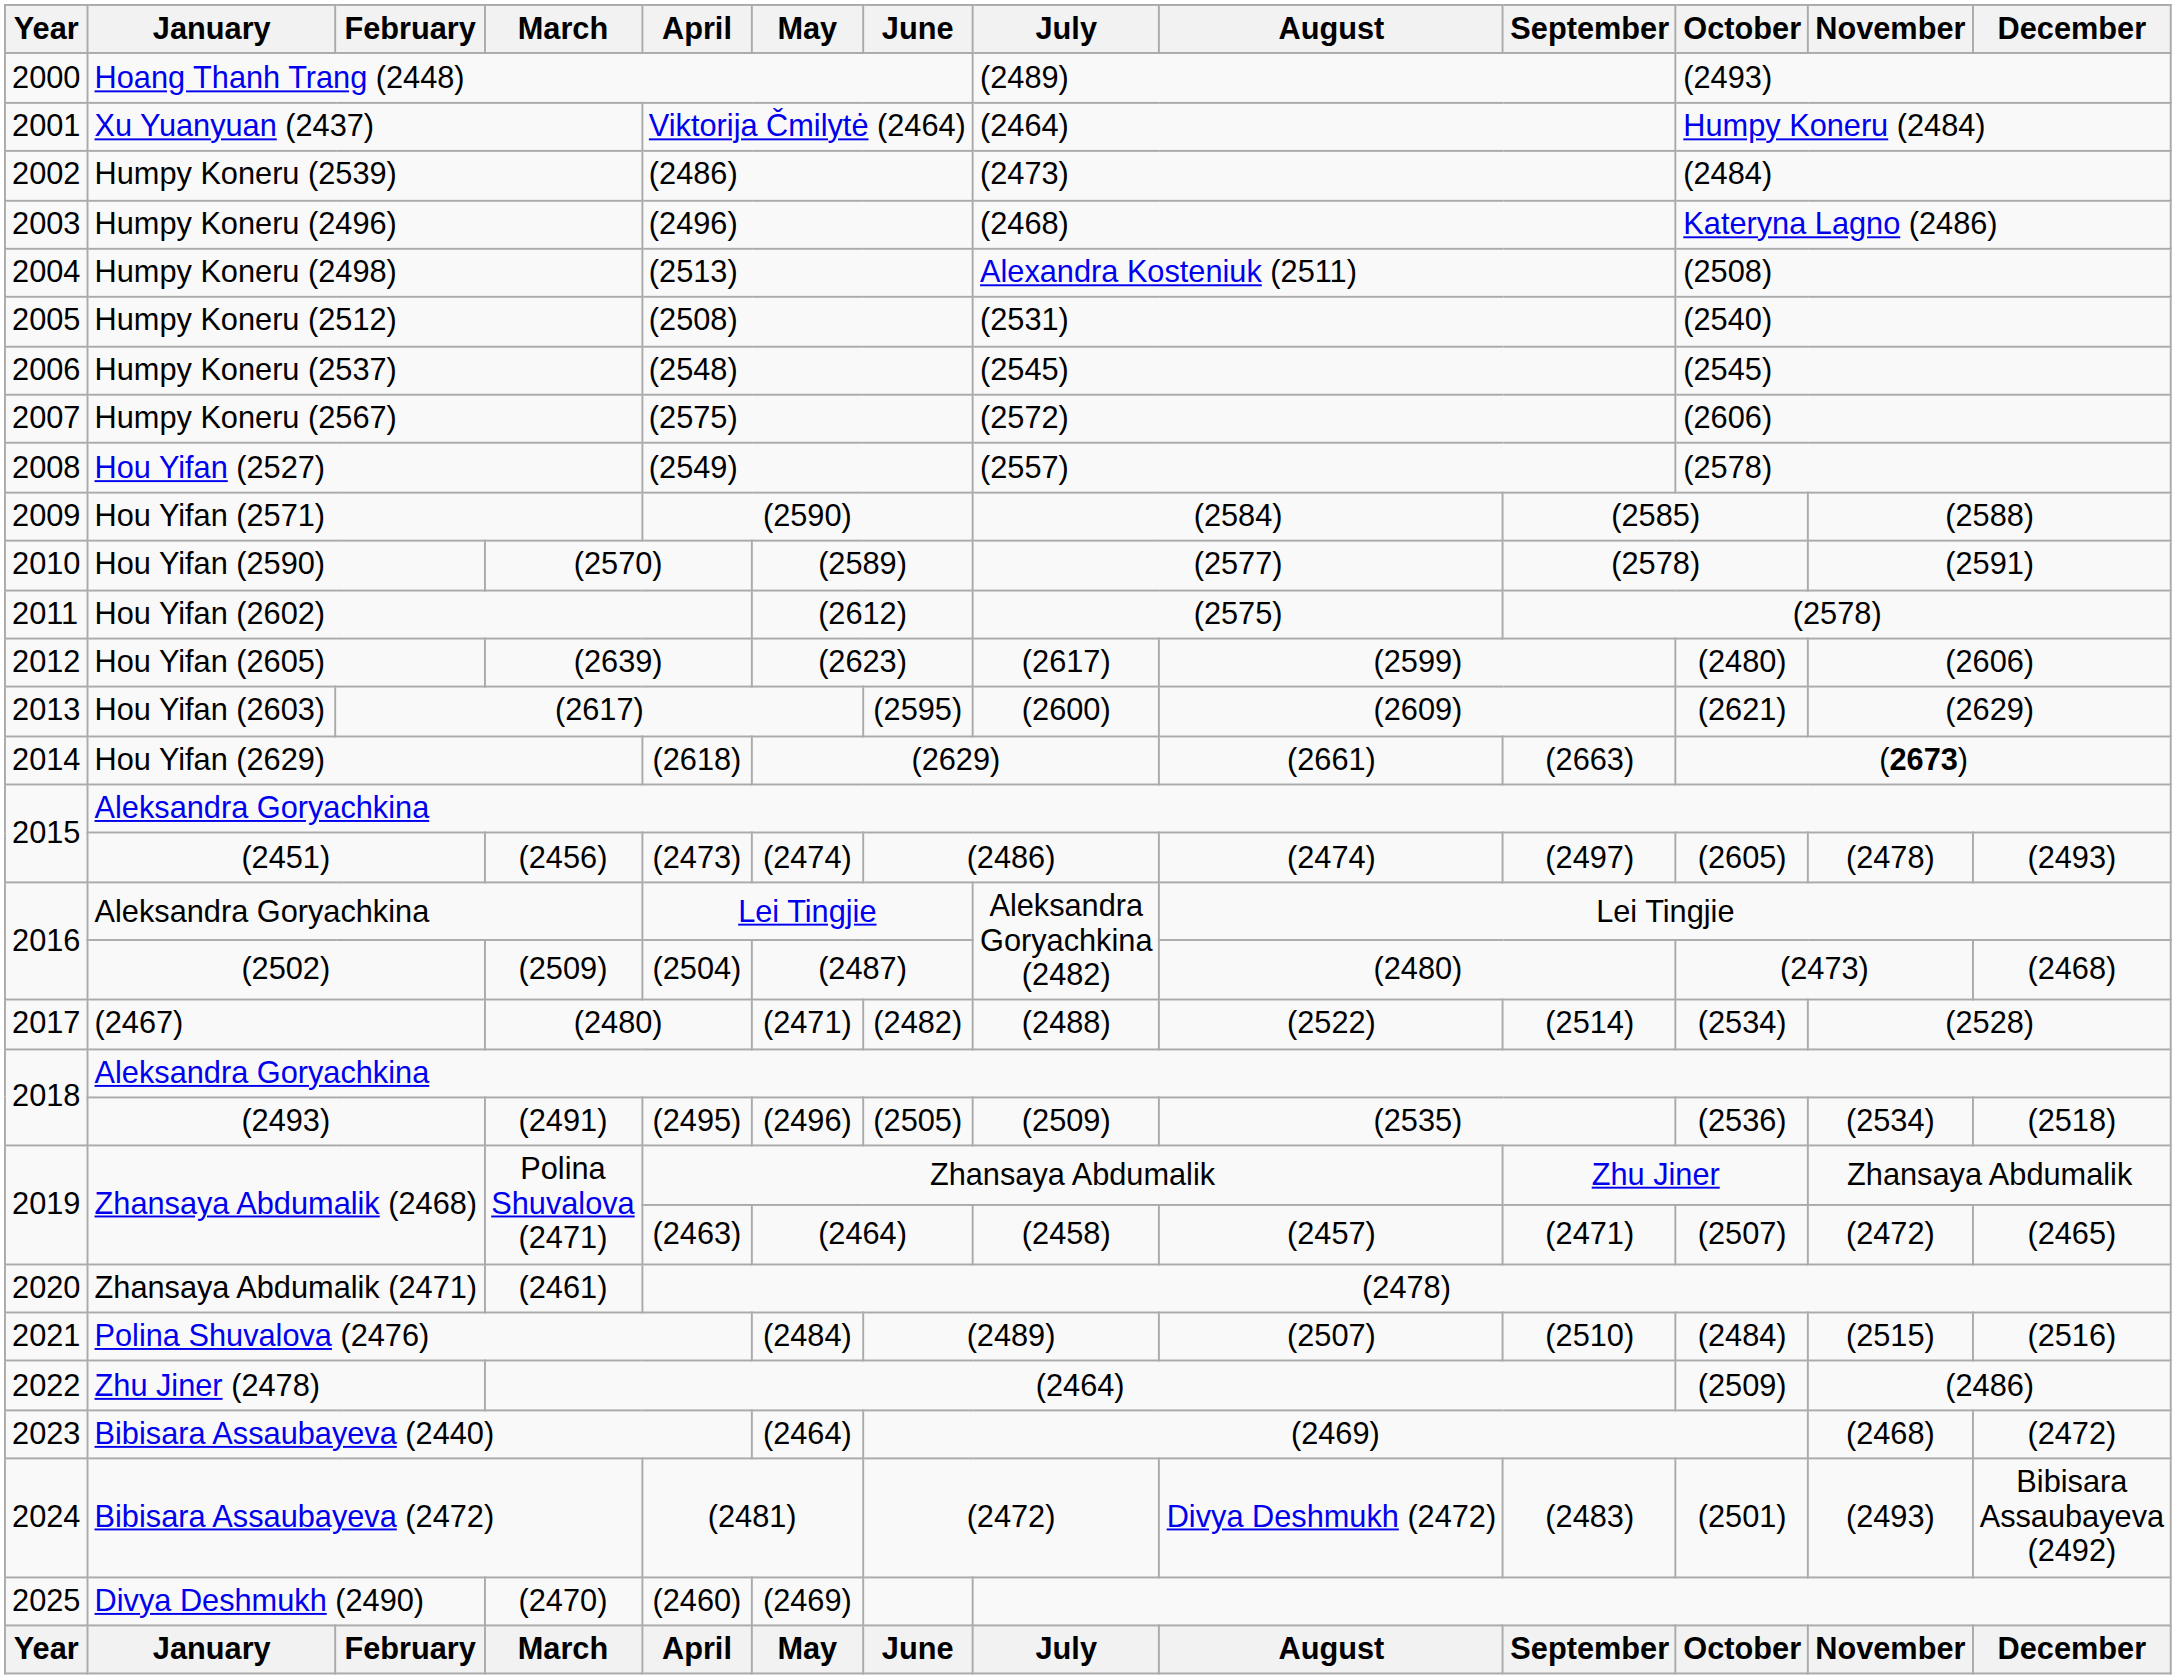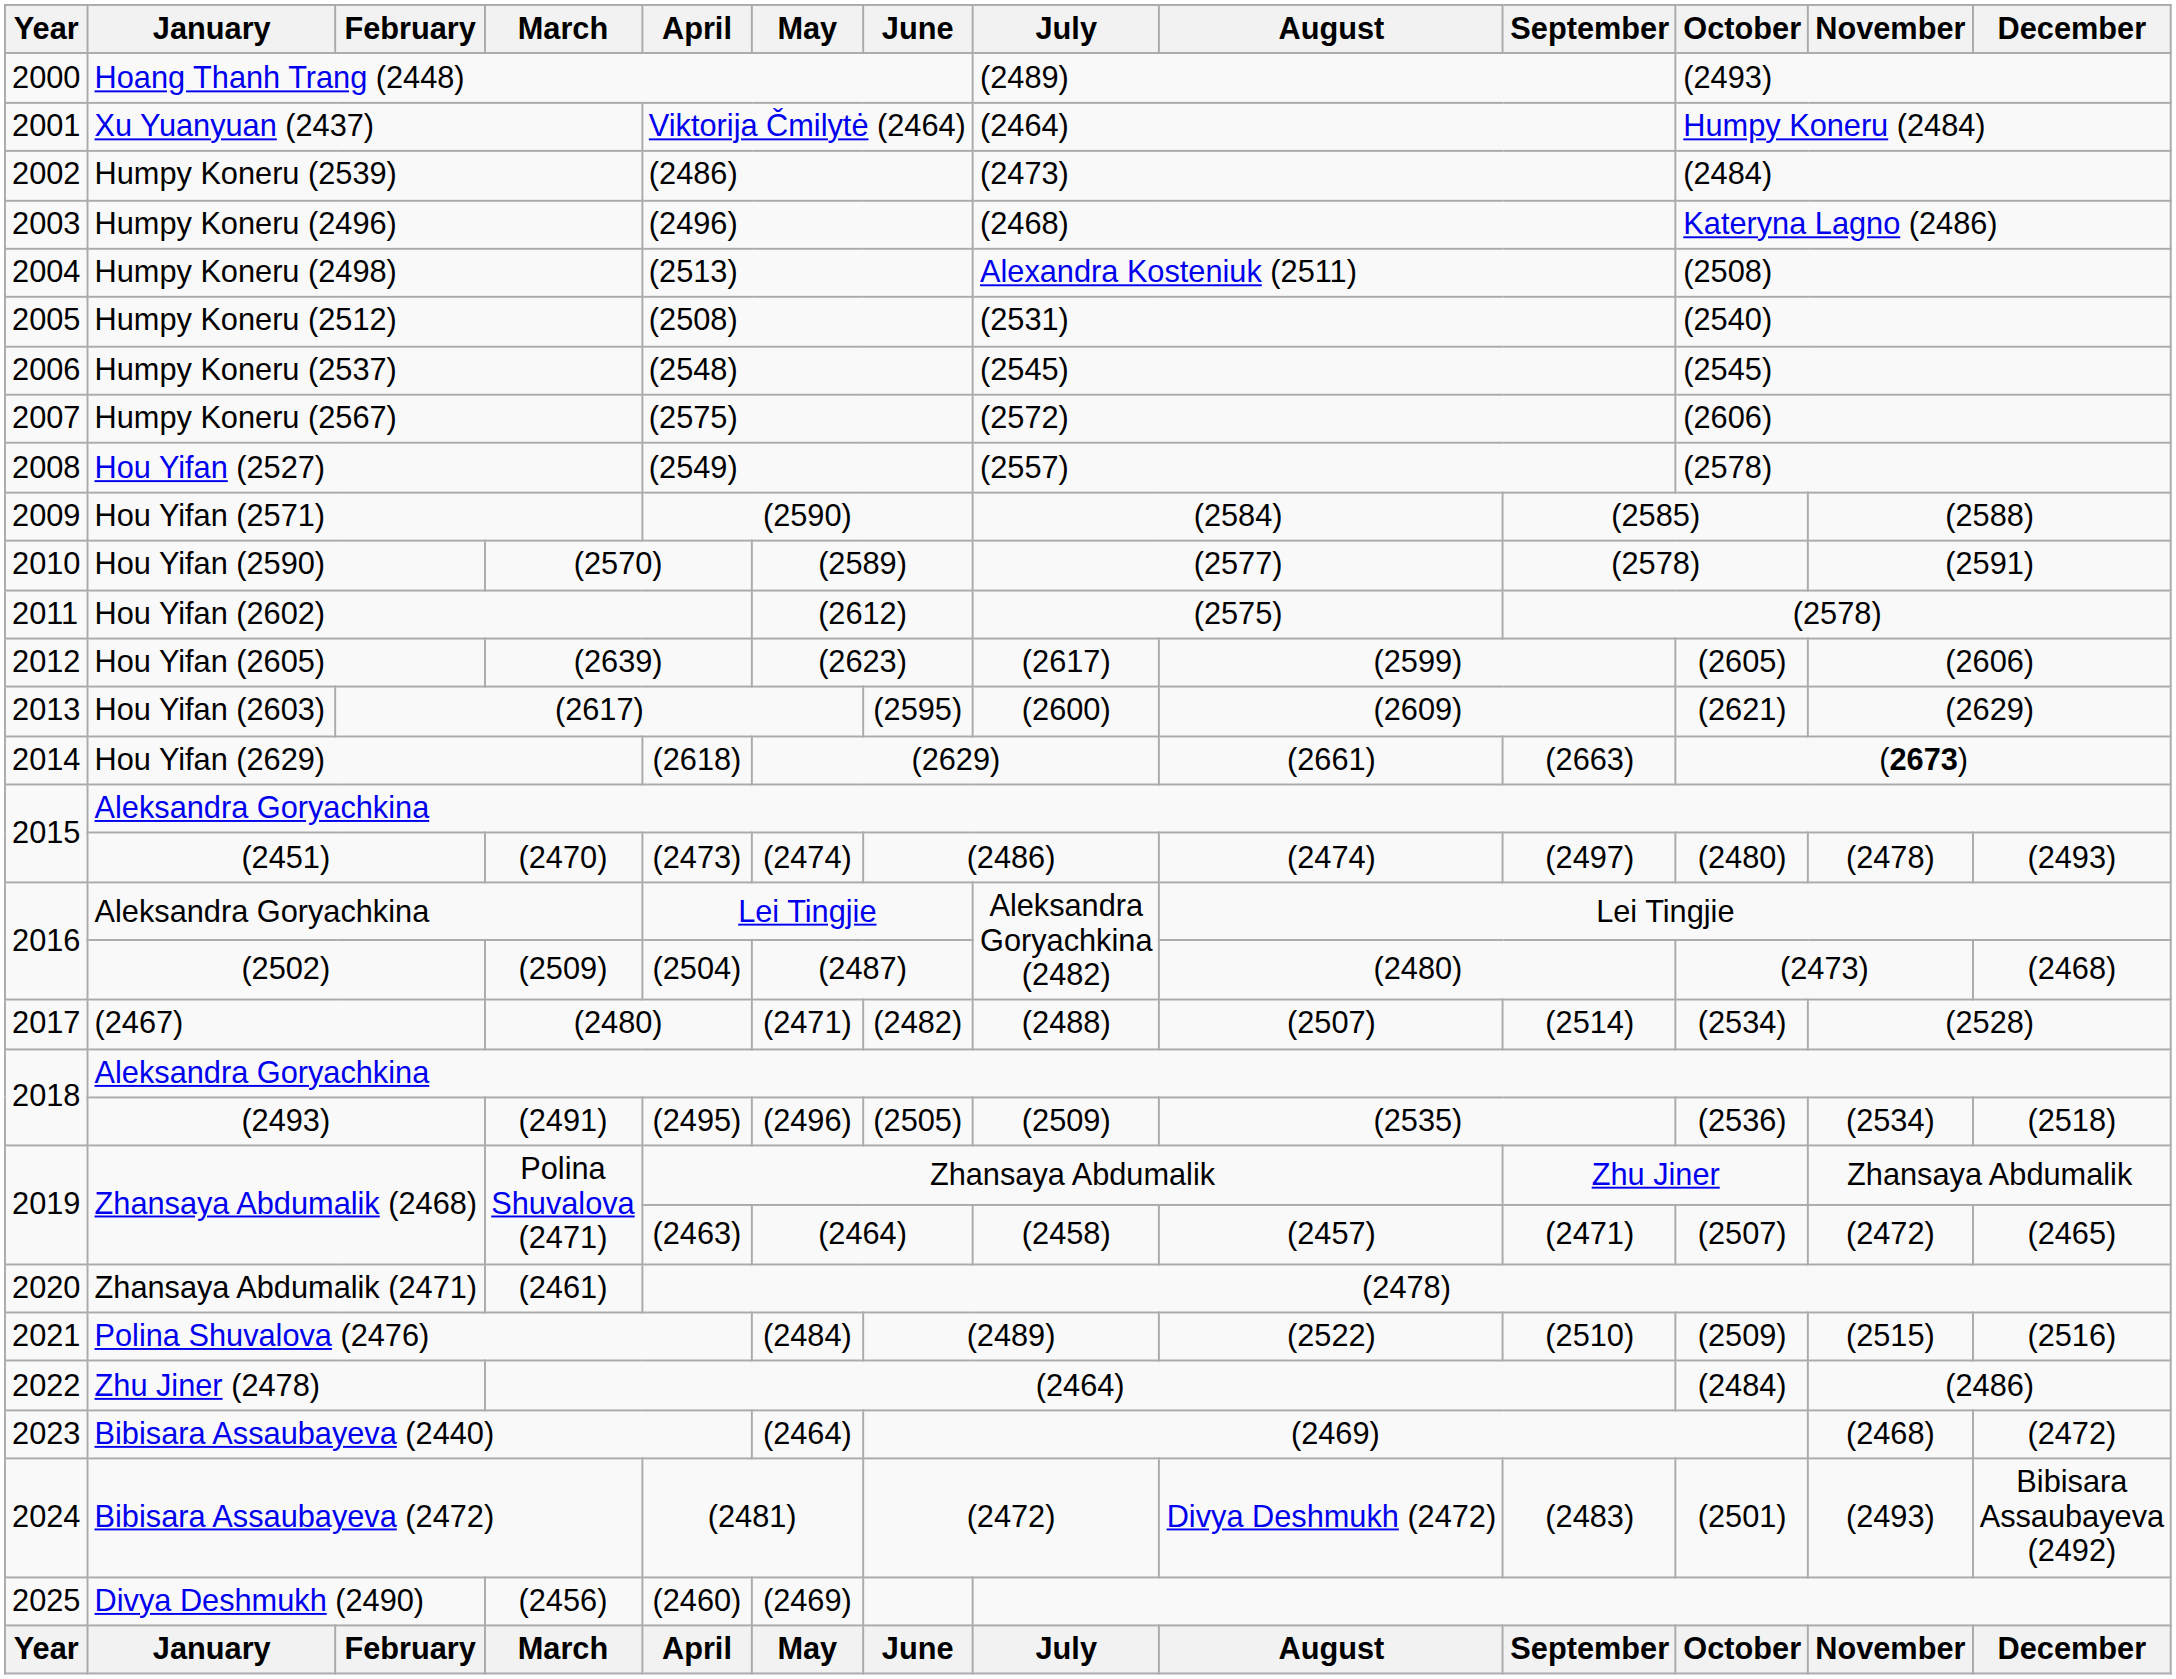(1742, 662) (2480) -> (1742, 662) (2605)
(563, 857) (2456) -> (563, 857) (2470)
(1742, 857) (2605) -> (1742, 857) (2480)
(1331, 1023) (2522) -> (1331, 1023) (2507)
(1331, 1336) (2507) -> (1331, 1336) (2522)
(1742, 1336) (2484) -> (1742, 1336) (2509)
(1742, 1385) (2509) -> (1742, 1385) (2484)
(563, 1600) (2470) -> (563, 1600) (2456)
